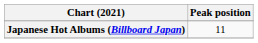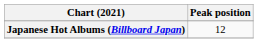(220, 29) 11 -> (220, 29) 12
